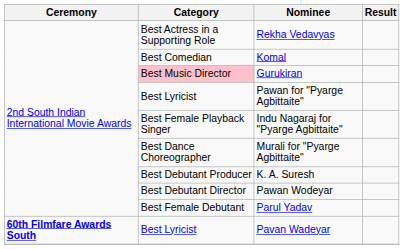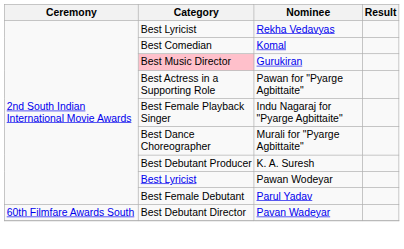(179, 35) Best Actress in a Supporting Role -> (169, 29) Best Lyricist
(169, 96) Best Lyricist -> (179, 84) Best Actress in a Supporting Role
(193, 191) Best Debutant Director -> (169, 179) Best Lyricist
(59, 230) bold -> (71, 212) normal
(169, 230) Best Lyricist -> (193, 212) Best Debutant Director
